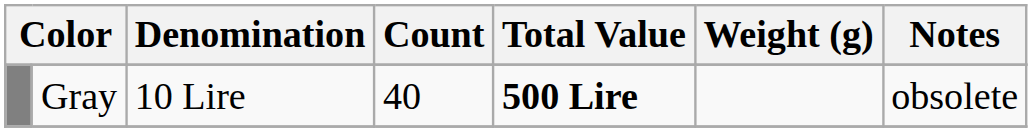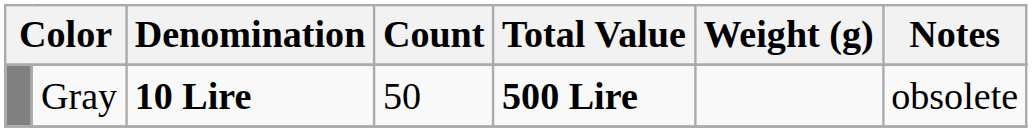(190, 95) normal -> (193, 95) bold
(402, 95) 40 -> (402, 95) 50
